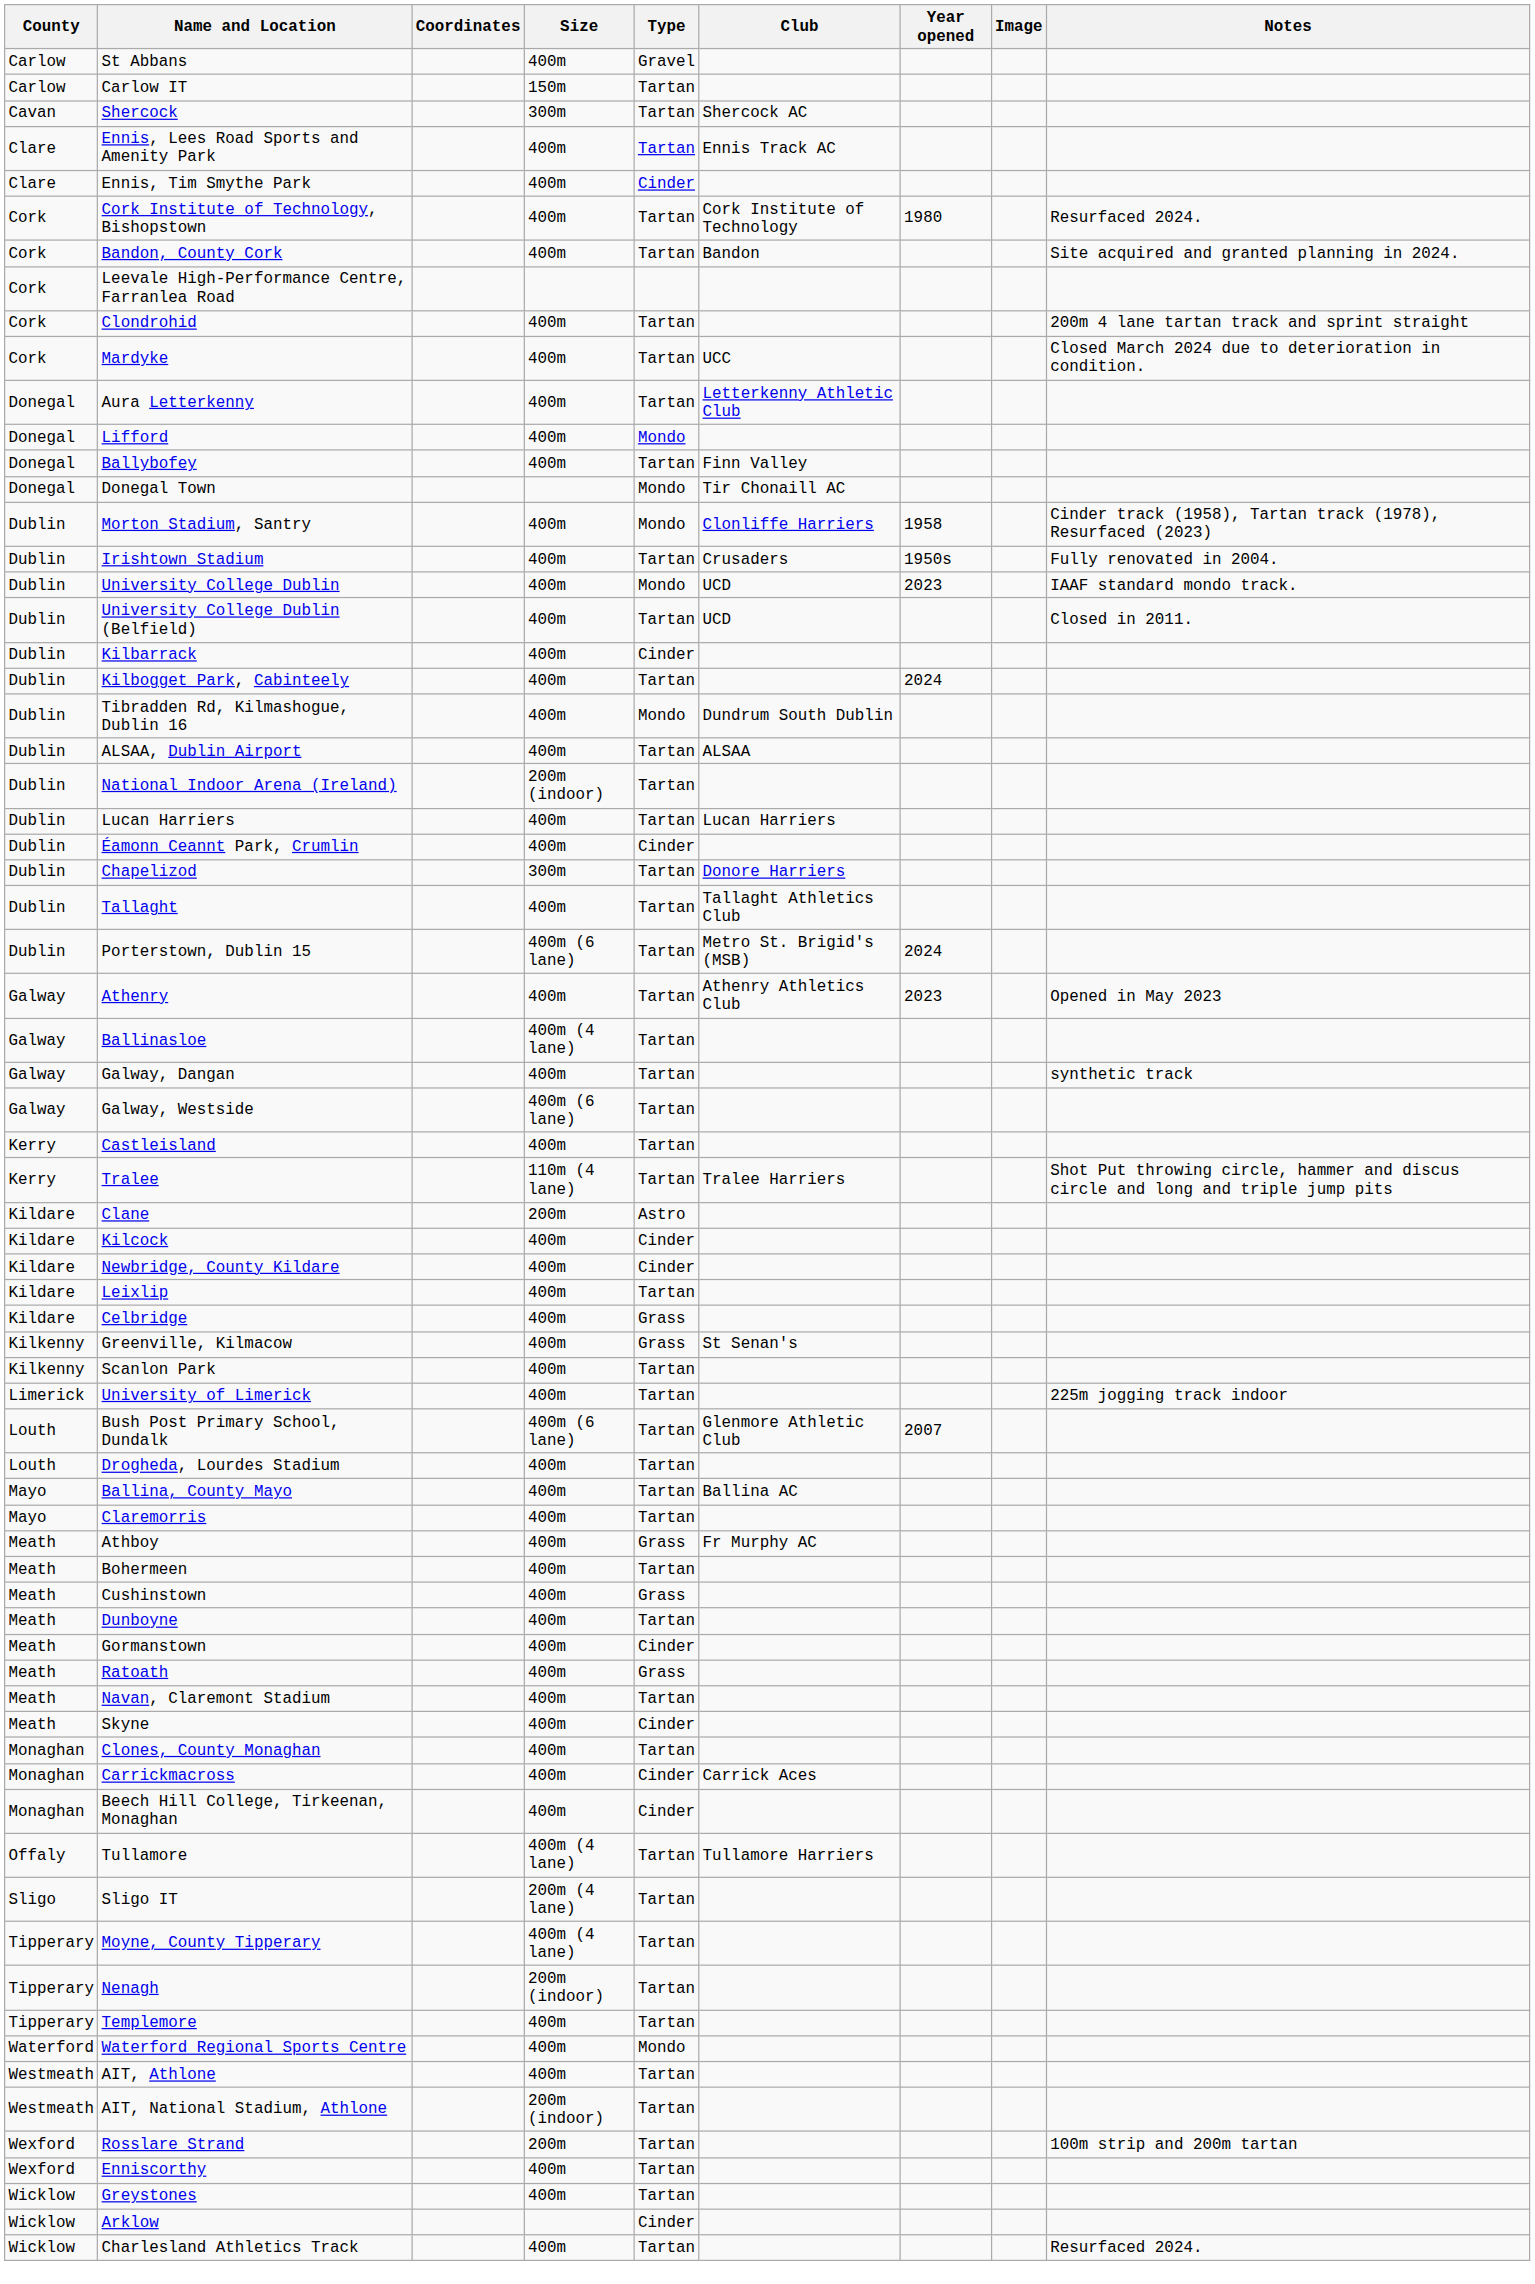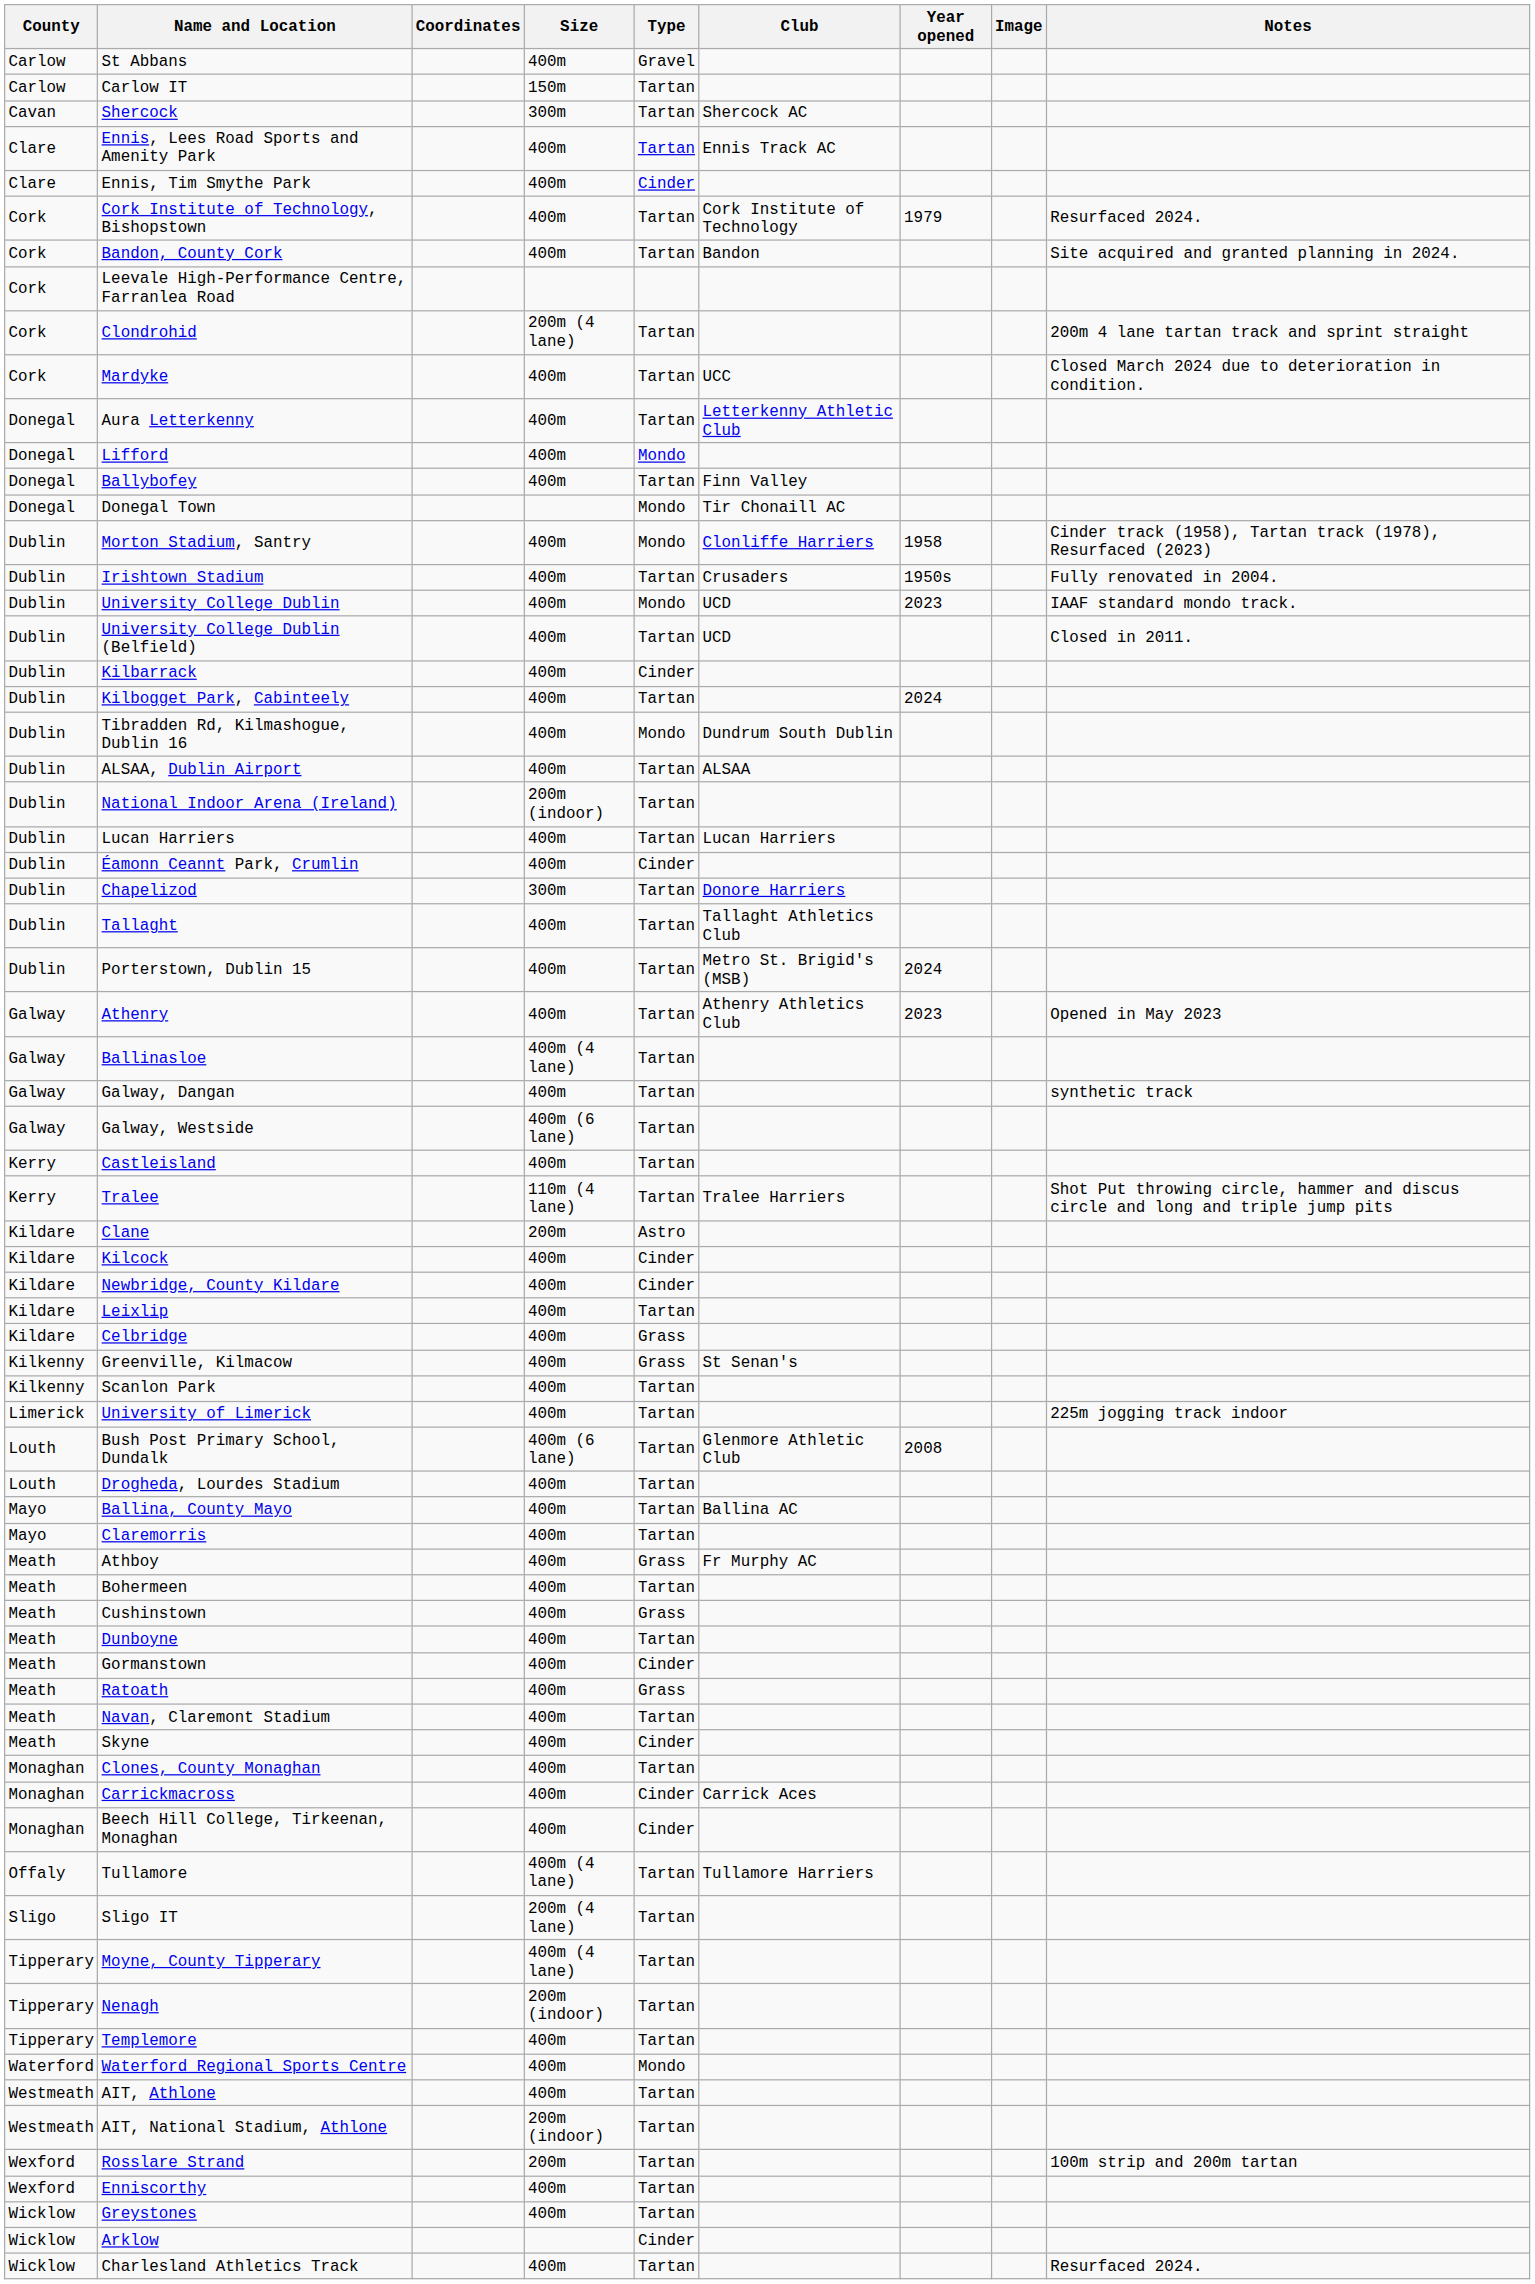(923, 218) 1980 -> (923, 218) 1979
(547, 323) 400m -> (561, 333) 200m (4 lane)
(561, 952) 400m (6 lane) -> (547, 970) 400m
(923, 1431) 2007 -> (923, 1449) 2008
